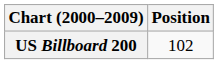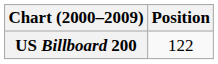(181, 44) 102 -> (181, 44) 122
